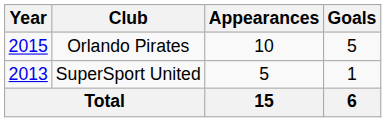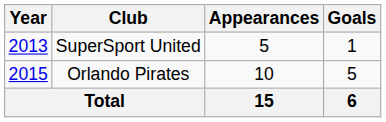rows swapped: (128, 74) <-> (128, 46)
